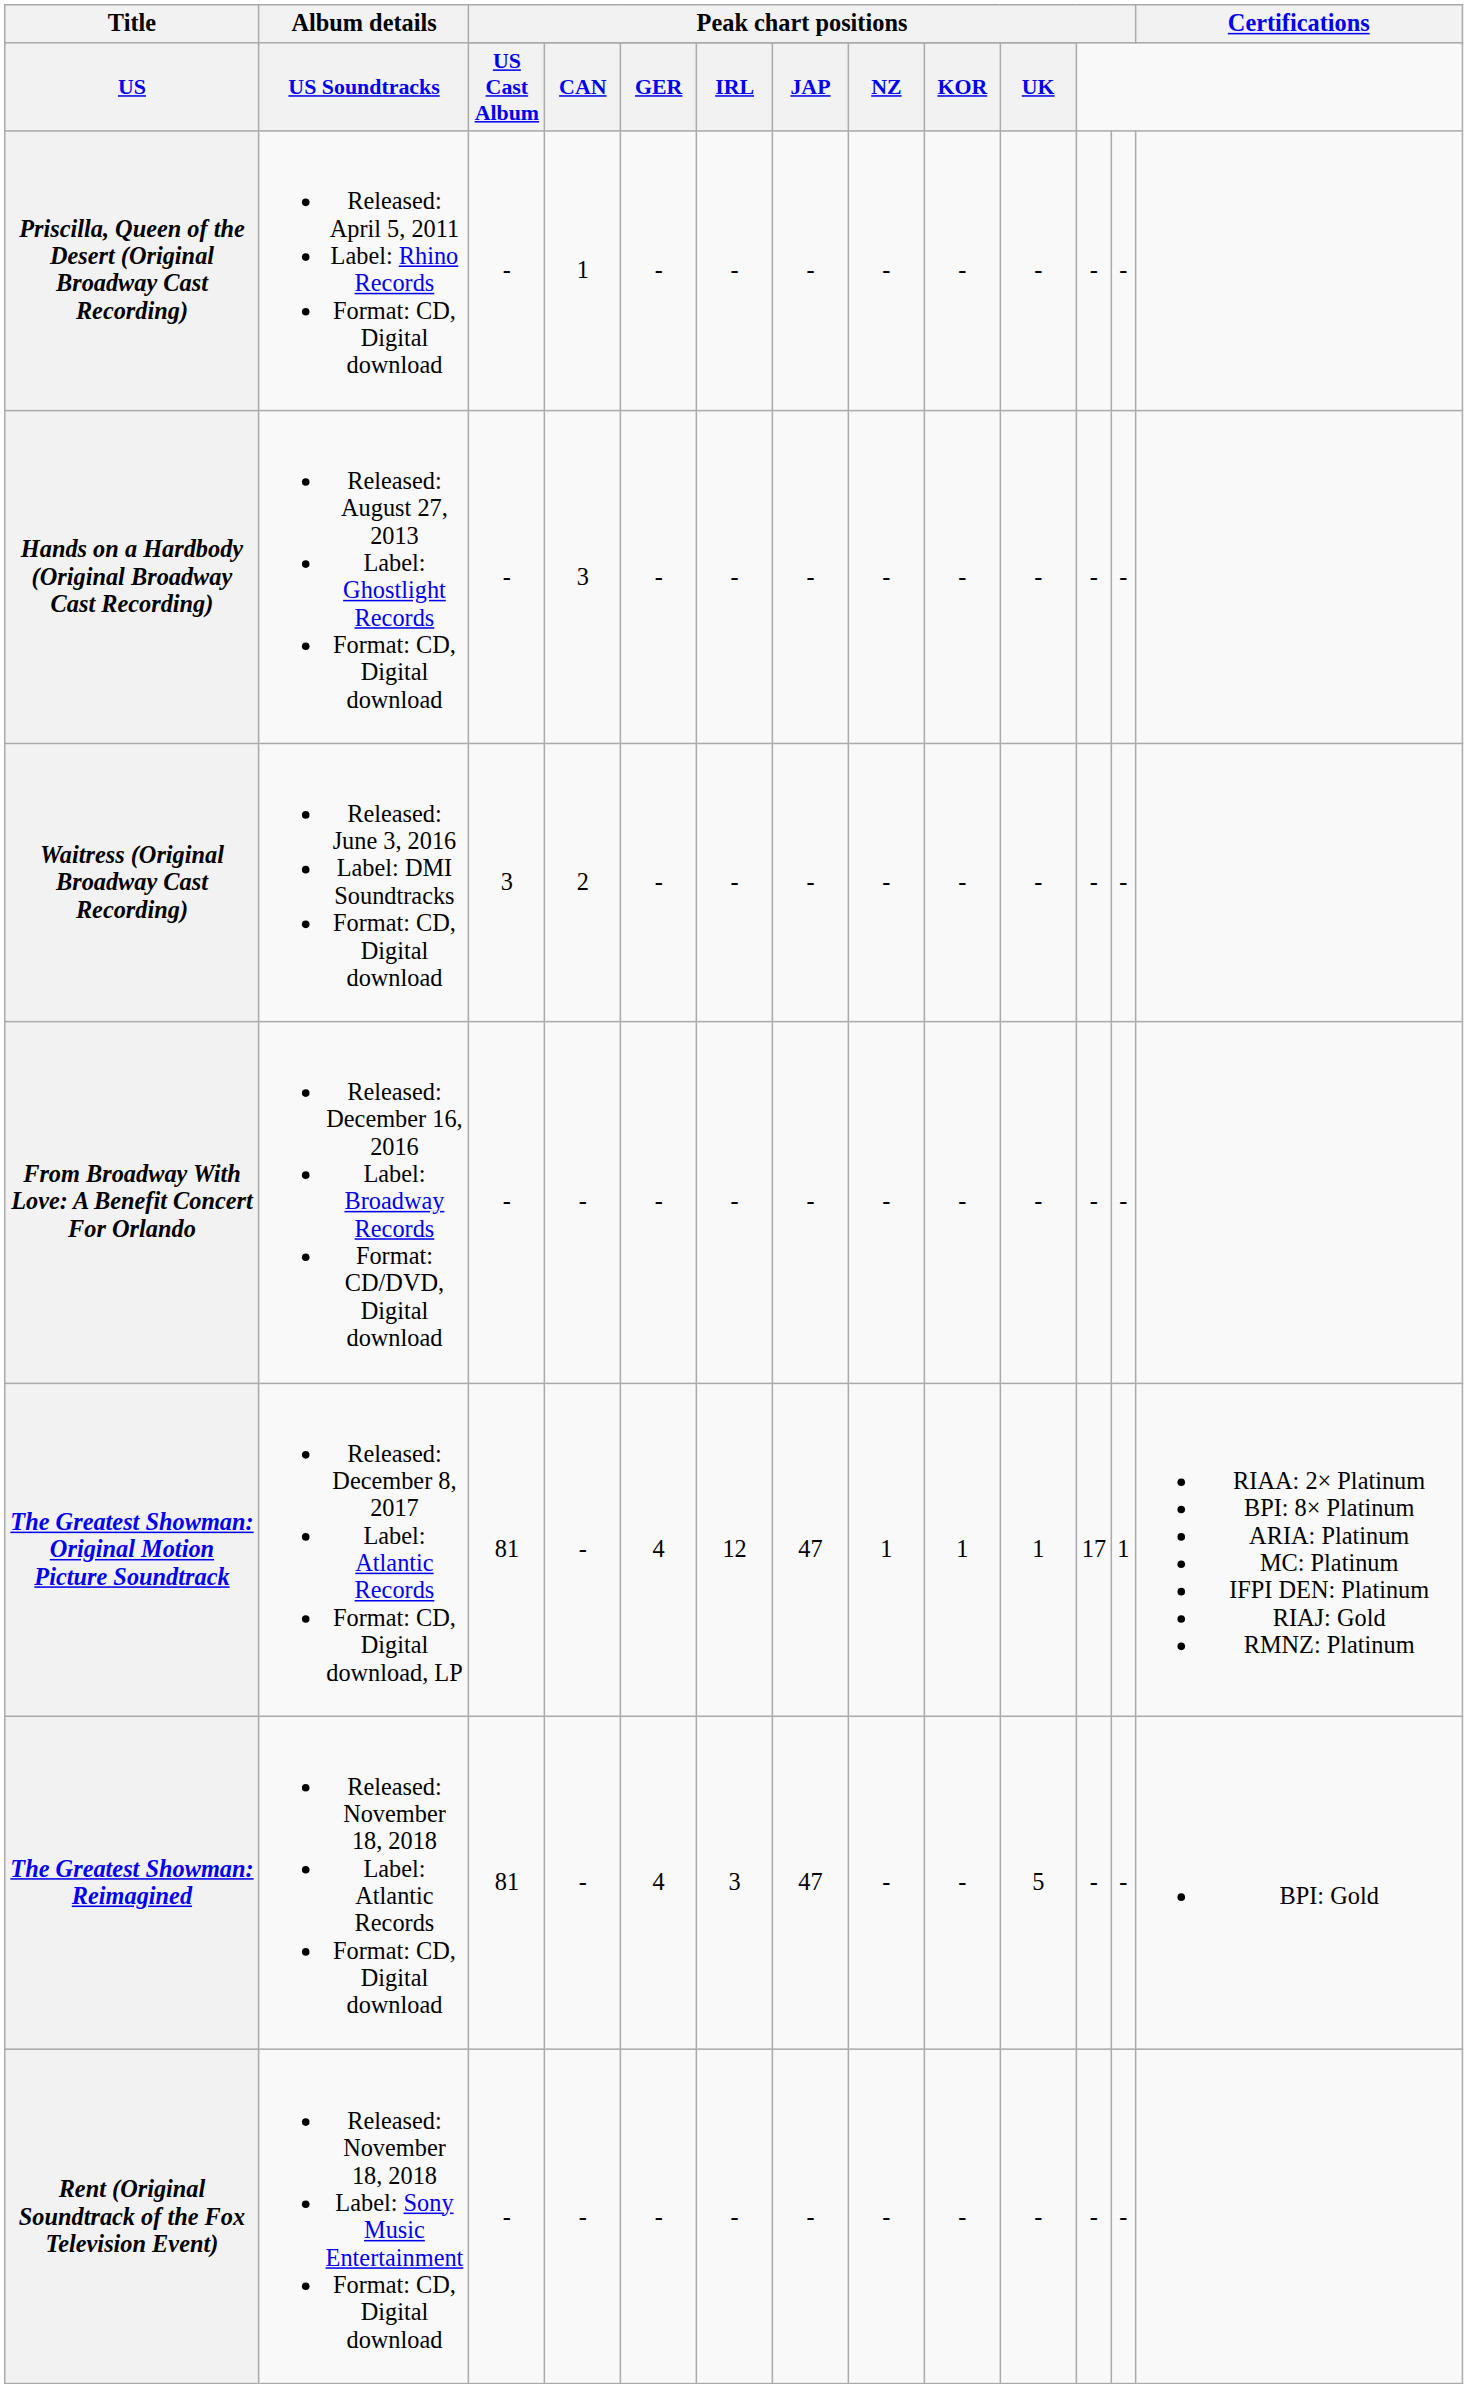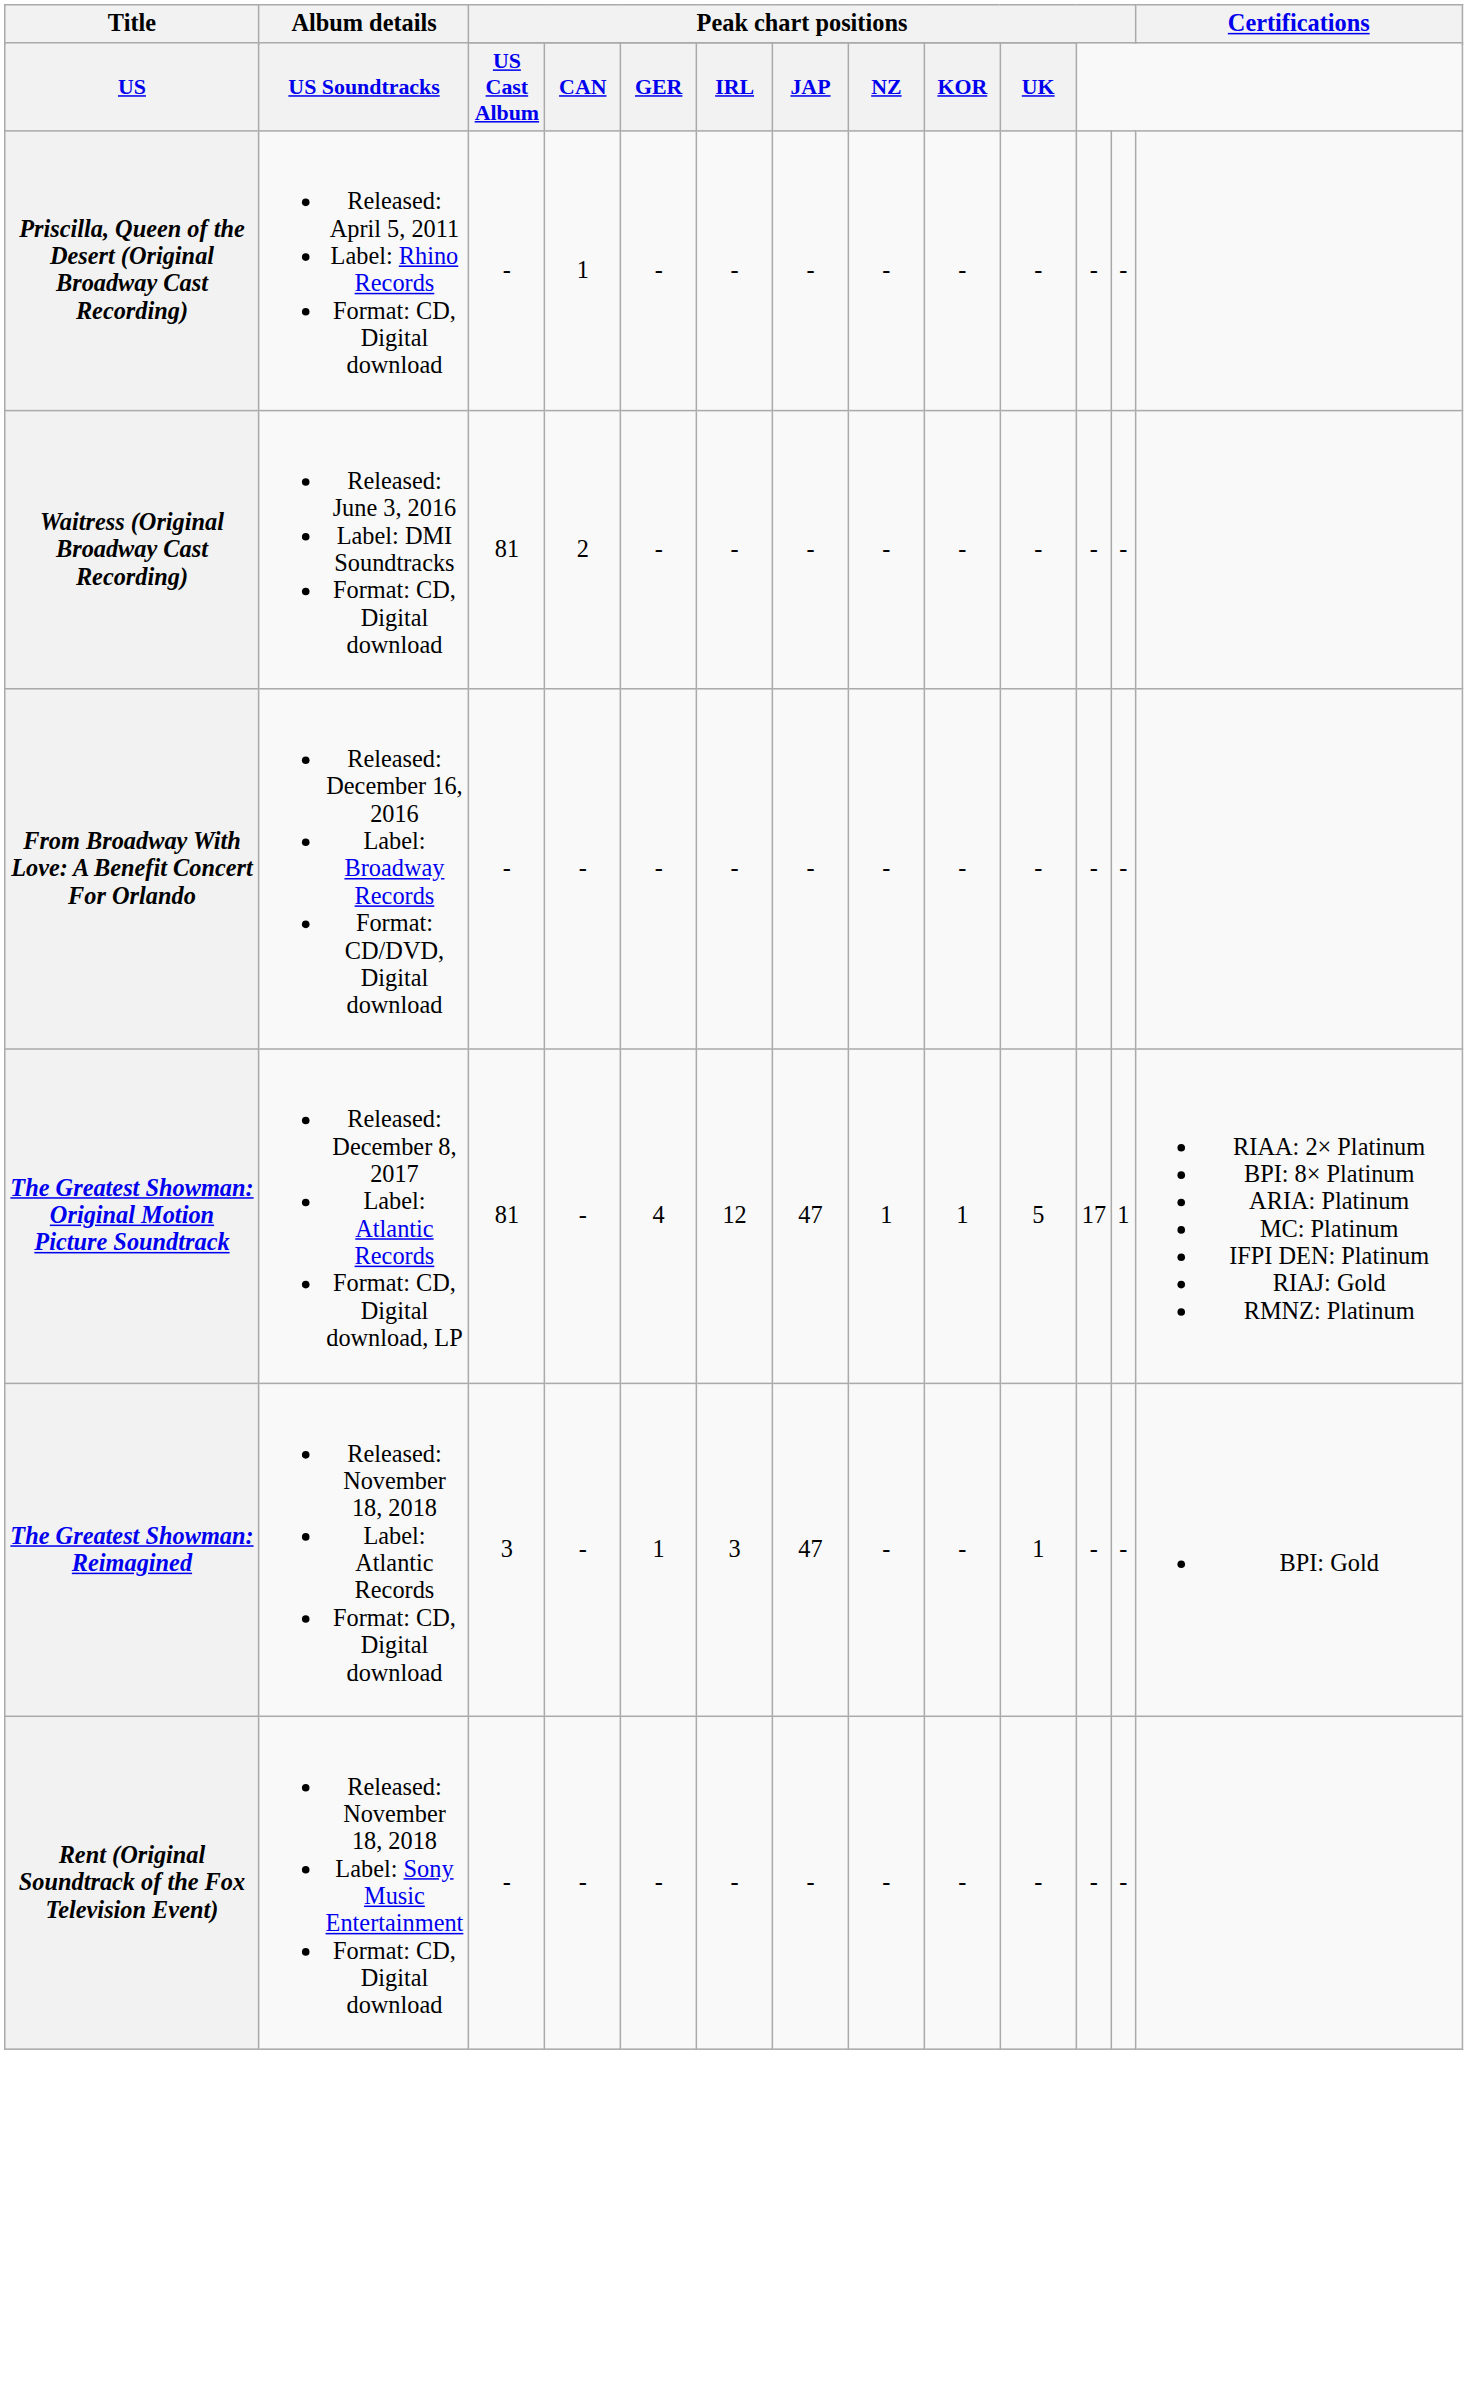- row: (132, 576)
(507, 882) 3 -> (507, 548) 81
(1038, 1549) 1 -> (1038, 1215) 5
(507, 1882) 81 -> (507, 1549) 3
(659, 1882) 4 -> (659, 1549) 1
(1038, 1882) 5 -> (1038, 1549) 1
